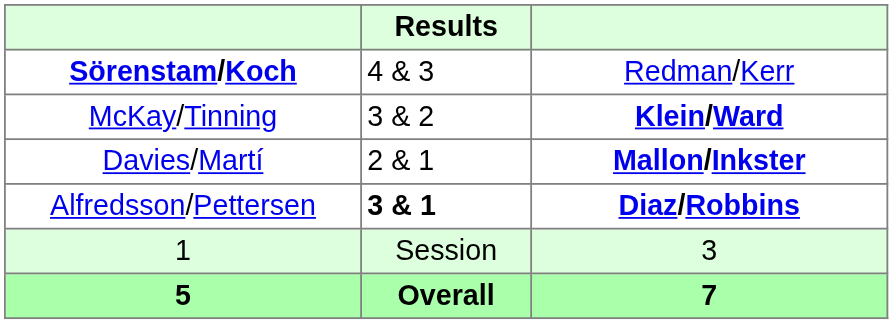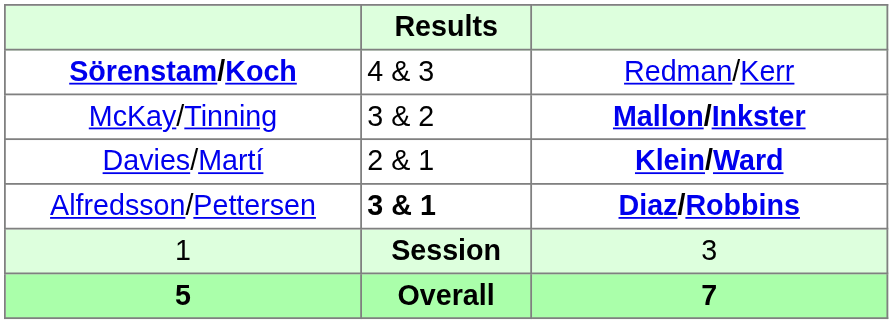(709, 116) Klein/Ward -> (709, 116) Mallon/Inkster
(709, 161) Mallon/Inkster -> (709, 161) Klein/Ward
(446, 250) normal -> (446, 250) bold
